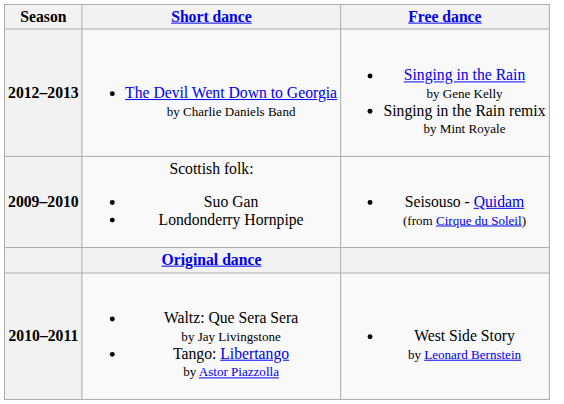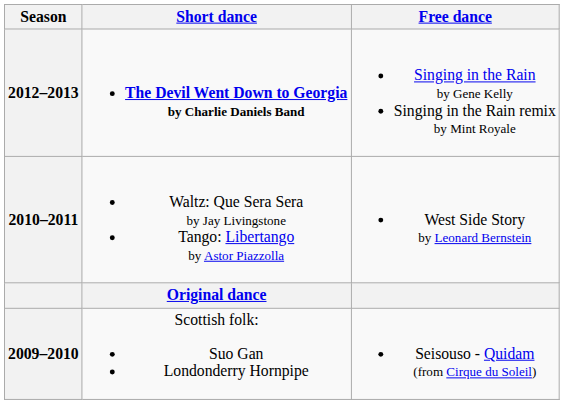(211, 102) normal -> (217, 102) bold
rows swapped: (43, 335) <-> (43, 201)
